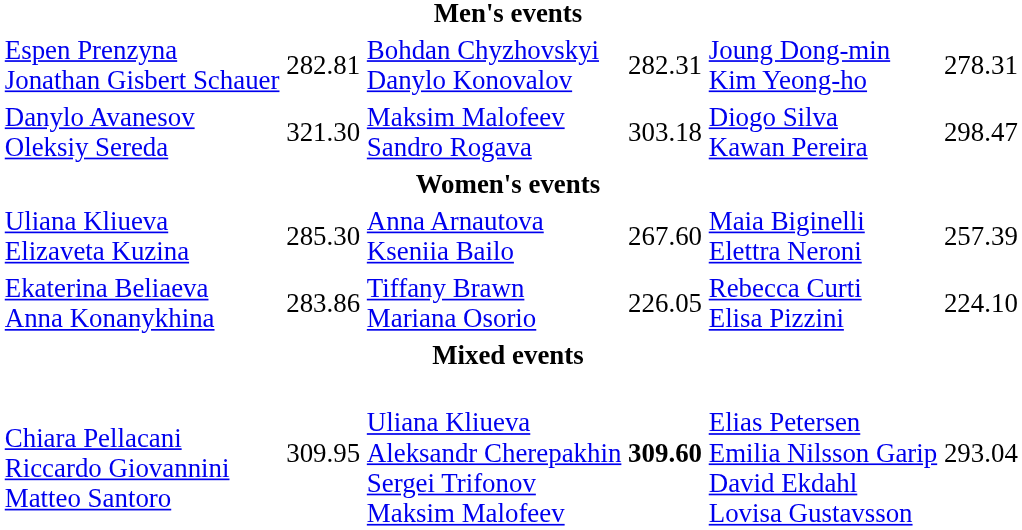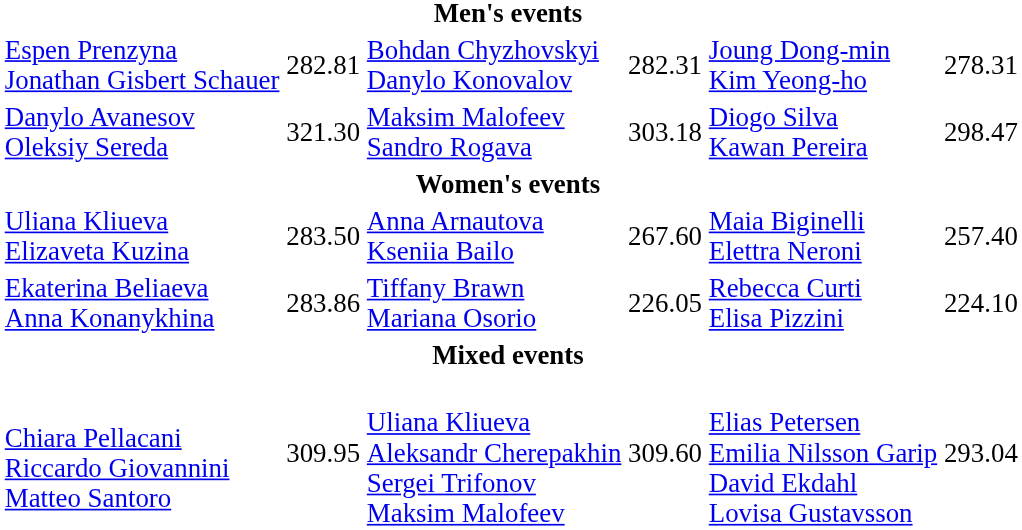(323, 236) 285.30 -> (323, 236) 283.50
(981, 236) 257.39 -> (981, 236) 257.40
(665, 452) bold -> (665, 452) normal
